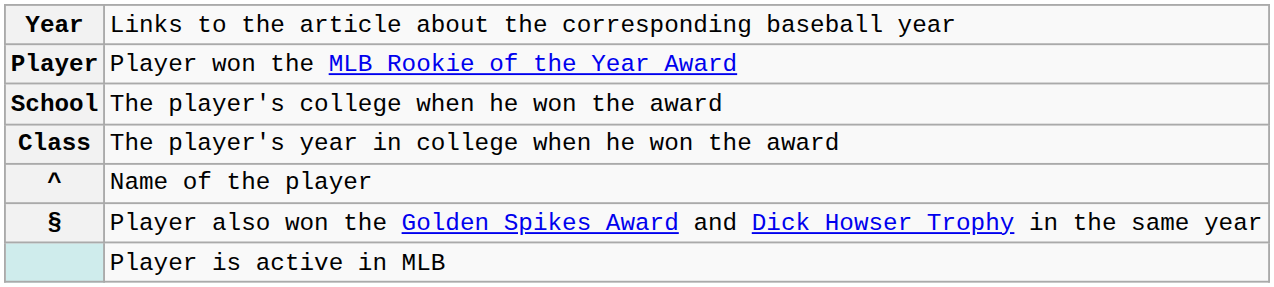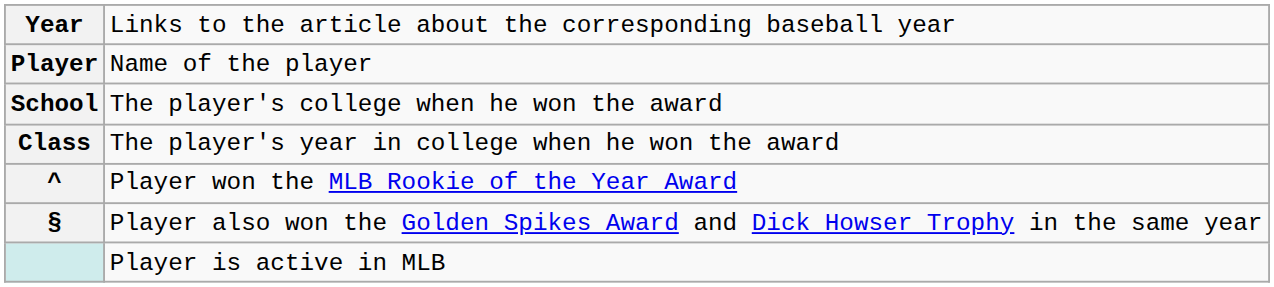(423, 64) Player won the MLB Rookie of the Year Award -> (241, 64) Name of the player
(241, 183) Name of the player -> (423, 183) Player won the MLB Rookie of the Year Award
